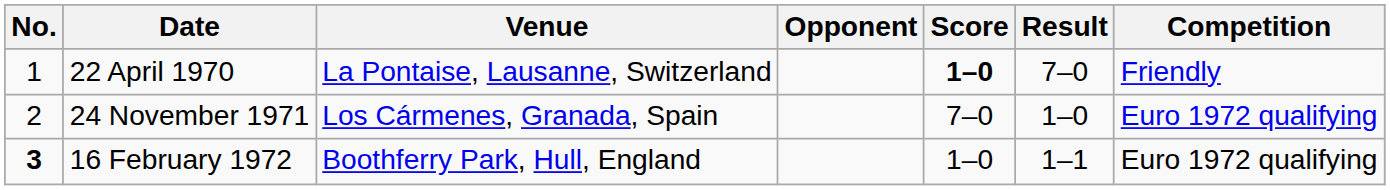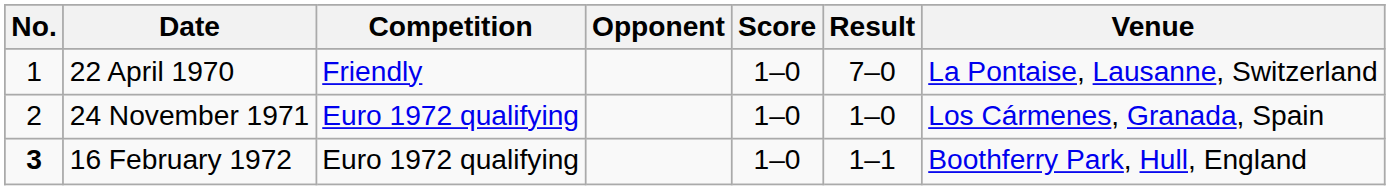columns swapped: (547, 26) <-> (1249, 26)
(970, 71) bold -> (777, 71) normal
(970, 116) 7–0 -> (777, 116) 1–0
